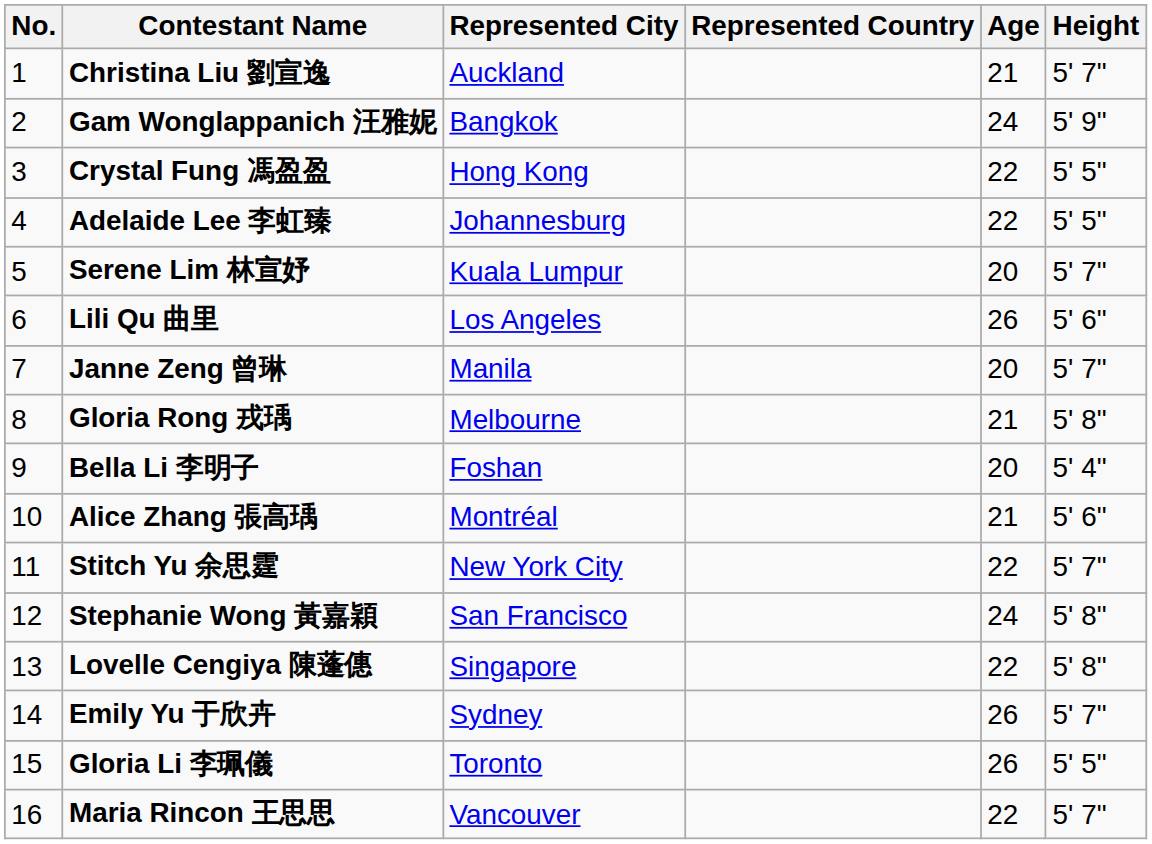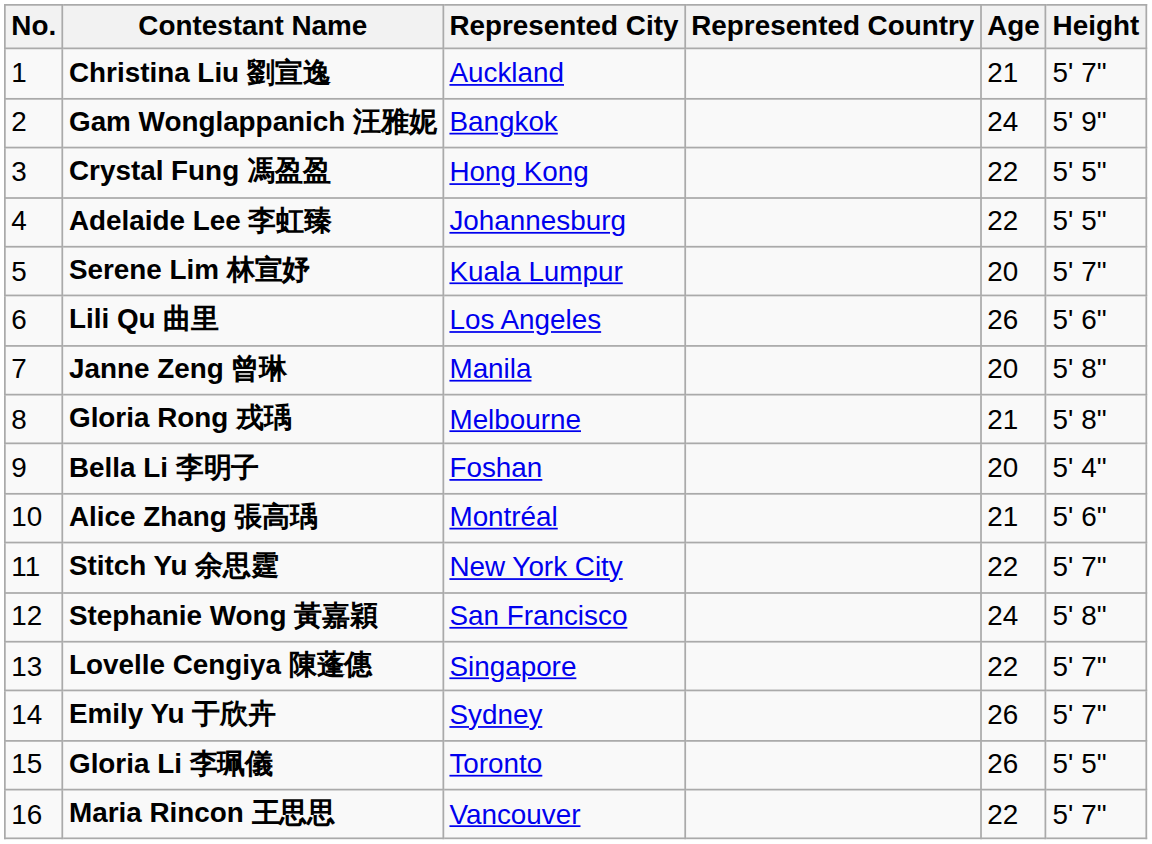(1080, 369) 5' 7" -> (1080, 369) 5' 8"
(1080, 665) 5' 8" -> (1080, 665) 5' 7"
